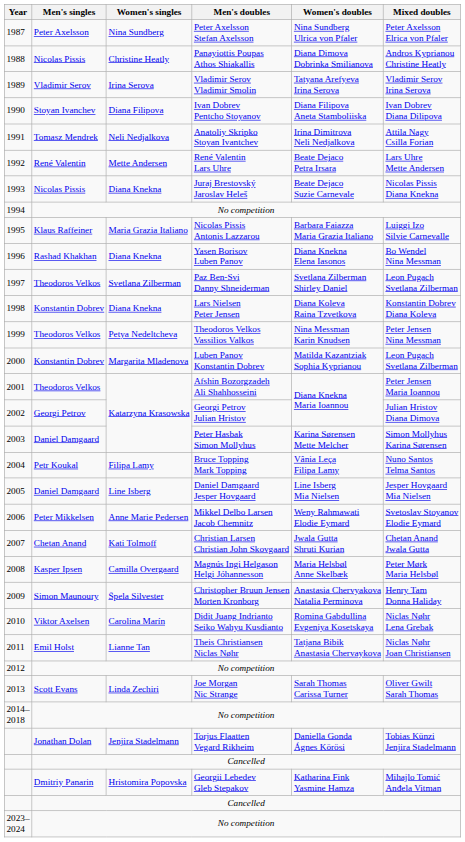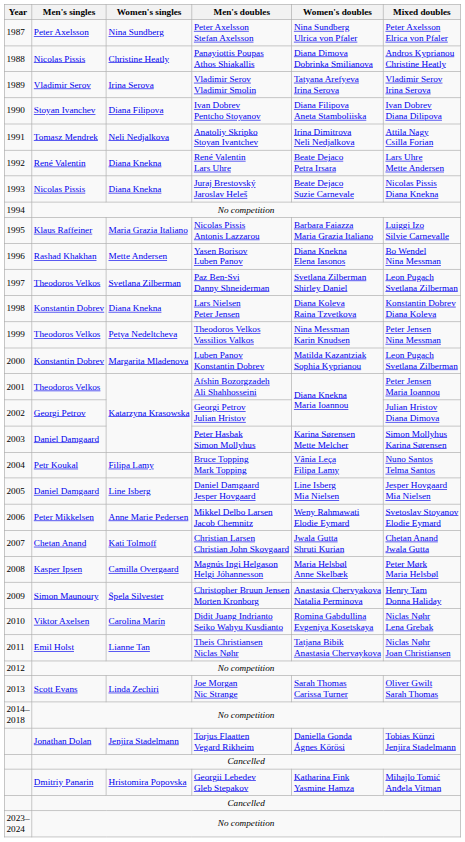(138, 163) Mette Andersen -> (135, 163) Diana Knekna
(135, 256) Diana Knekna -> (138, 256) Mette Andersen
